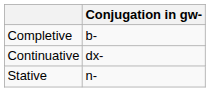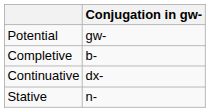+ row: (33, 35)
